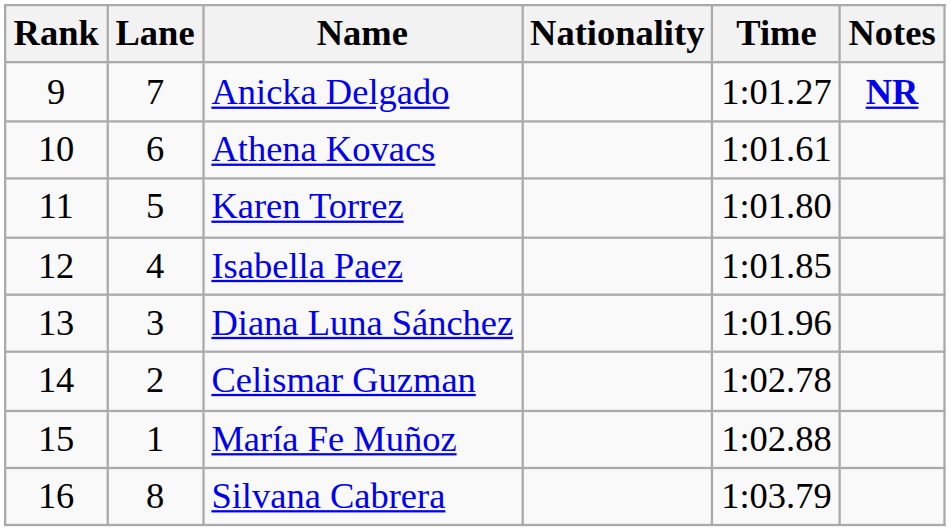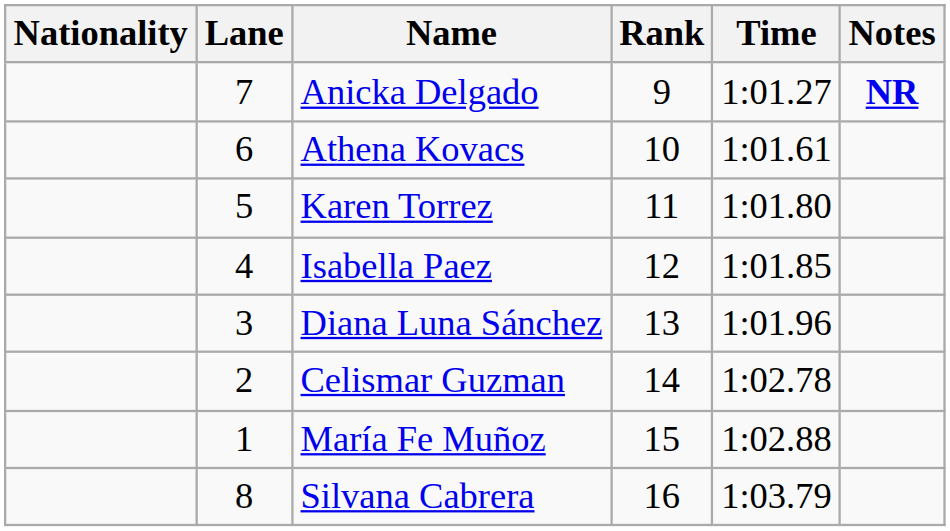columns swapped: (56, 33) <-> (617, 33)
